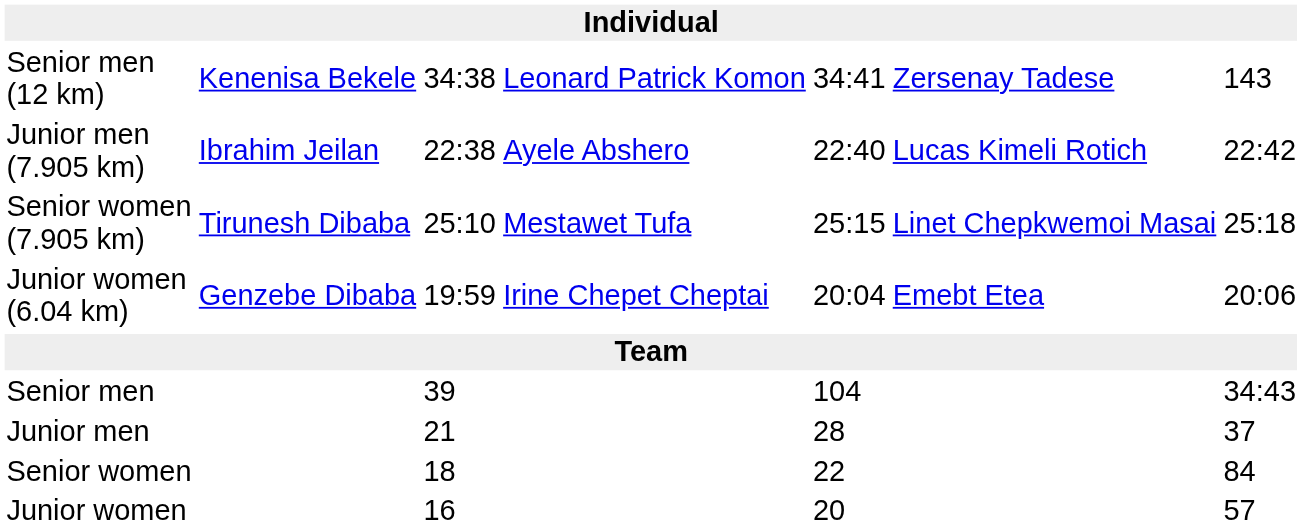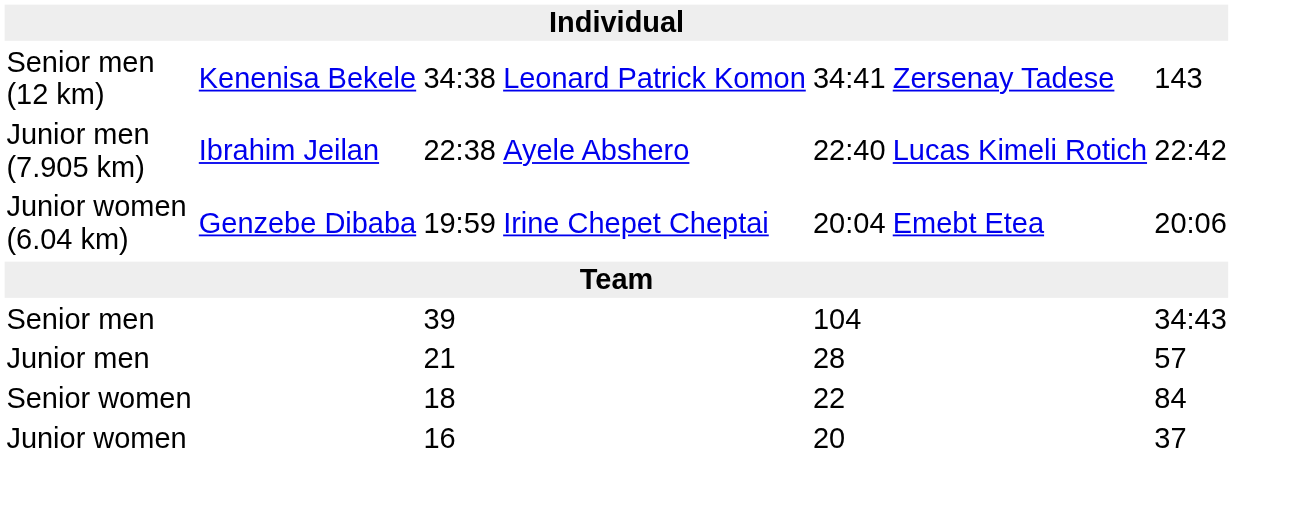- row: (99, 223)
(1240, 431) 37 -> (1170, 358) 57
(1240, 511) 57 -> (1170, 438) 37
